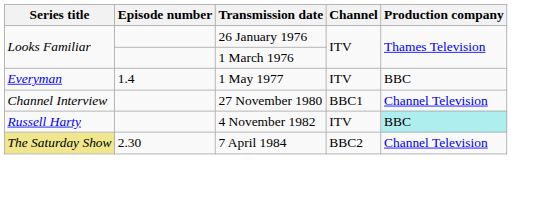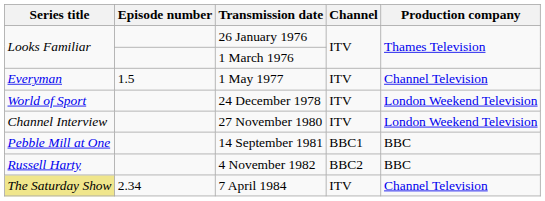(126, 79) 1.4 -> (126, 79) 1.5
(397, 79) BBC -> (436, 79) Channel Television
+ row: (270, 100)
(346, 100) BBC1 -> (340, 121) ITV
(436, 100) Channel Television -> (461, 121) London Weekend Television
+ row: (271, 143)
(340, 121) ITV -> (346, 164) BBC2
(397, 121) paleturquoise background -> (397, 164) no background
(130, 143) 2.30 -> (130, 185) 2.34
(346, 143) BBC2 -> (340, 185) ITV
